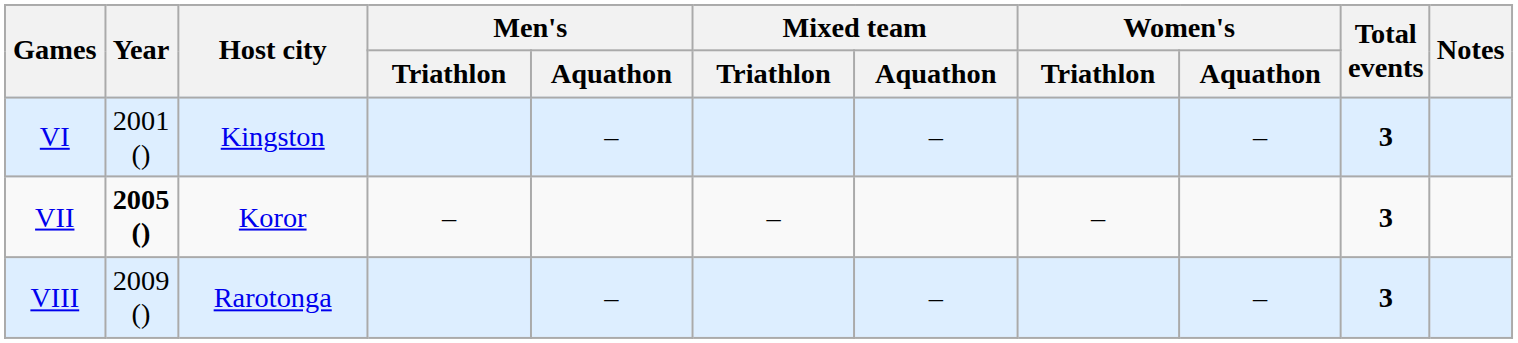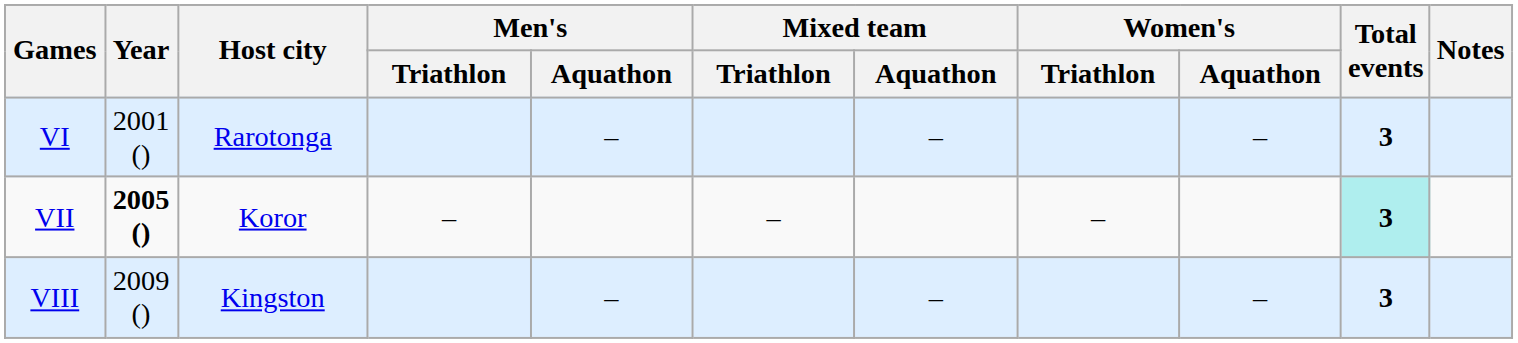(273, 136) Kingston -> (273, 136) Rarotonga
(1386, 217) no background -> (1386, 217) paleturquoise background
(273, 297) Rarotonga -> (273, 297) Kingston
